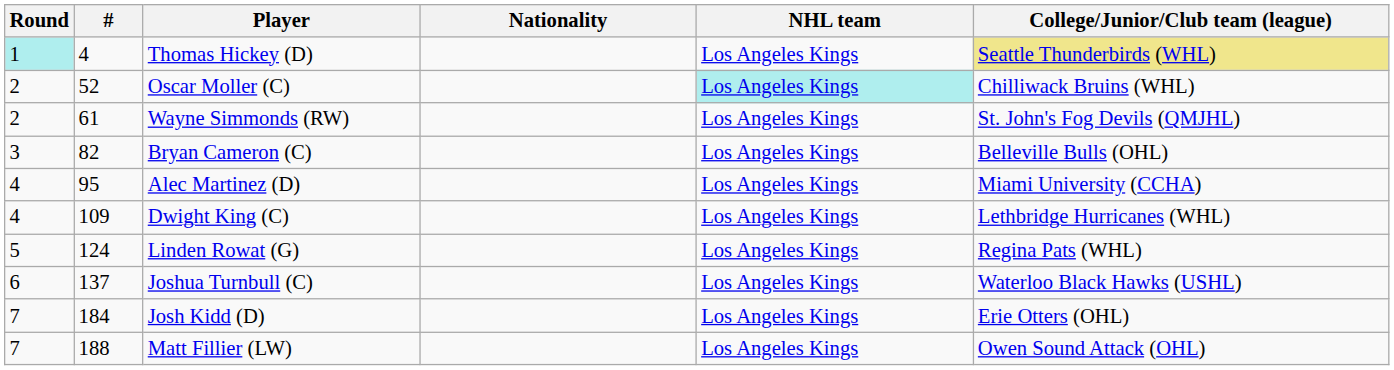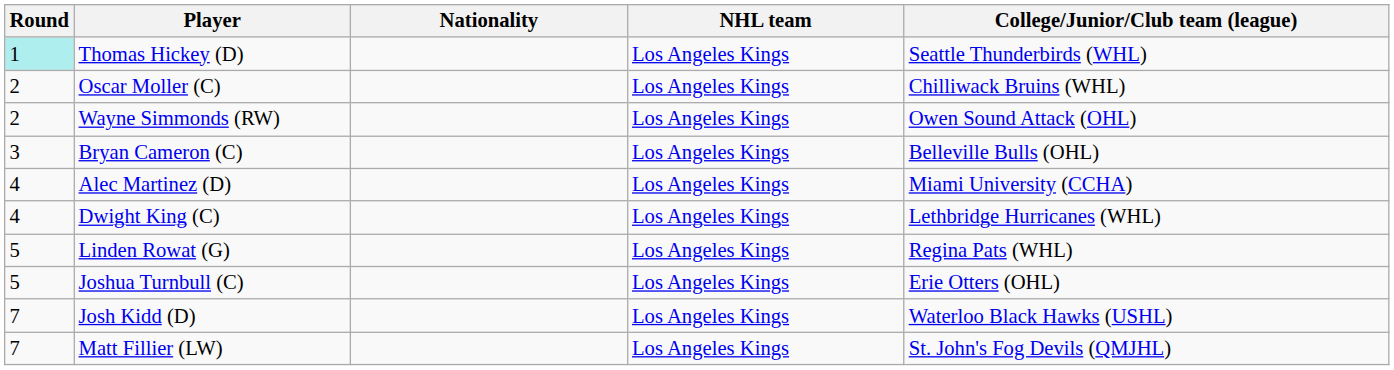- column: (108, 20)
(1097, 53) khaki background -> (1028, 53) no background
(780, 86) paleturquoise background -> (711, 86) no background
(1109, 119) St. John's Fog Devils (QMJHL) -> (1022, 119) Owen Sound Attack (OHL)
(15, 282) 6 -> (15, 282) 5
(1110, 282) Waterloo Black Hawks (USHL) -> (984, 282) Erie Otters (OHL)
(1054, 315) Erie Otters (OHL) -> (1041, 315) Waterloo Black Hawks (USHL)
(1092, 348) Owen Sound Attack (OHL) -> (1040, 348) St. John's Fog Devils (QMJHL)
